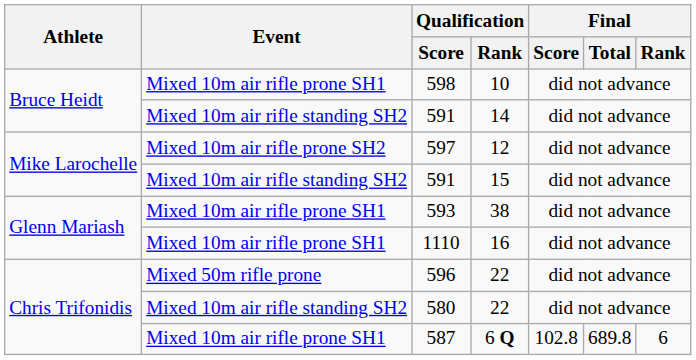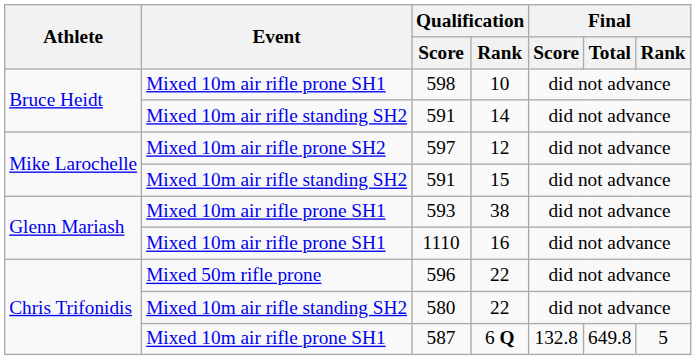(556, 339) 102.8 -> (556, 339) 132.8
(610, 339) 689.8 -> (610, 339) 649.8
(663, 339) 6 -> (663, 339) 5
